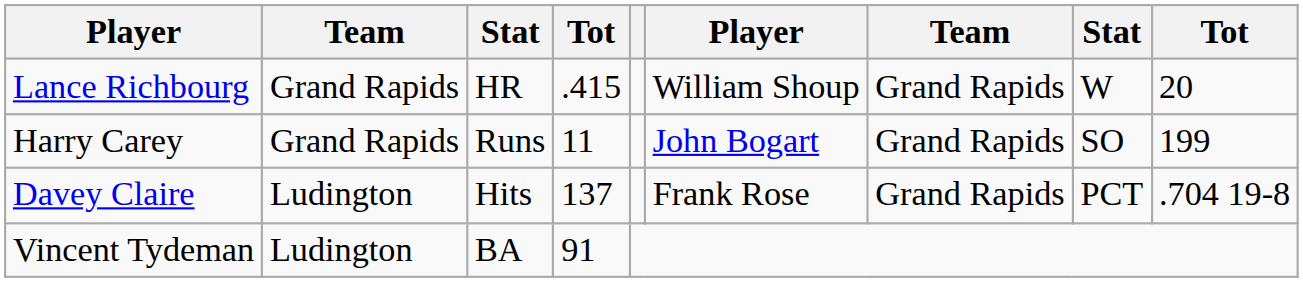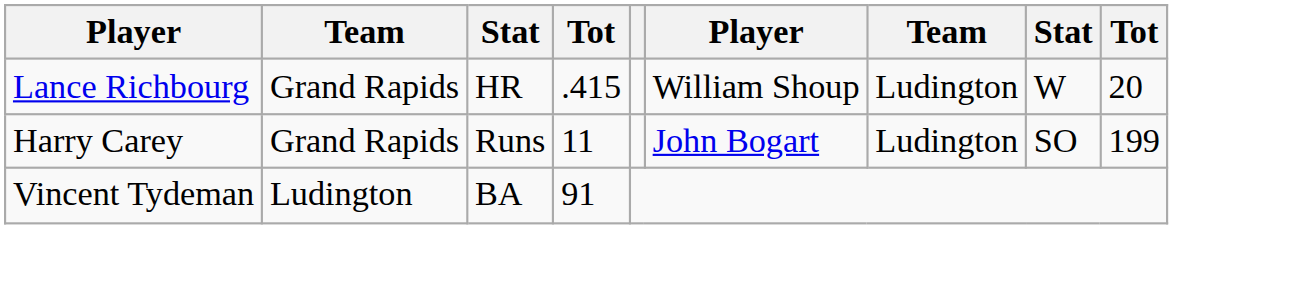(970, 85) Grand Rapids -> (947, 85) Ludington
(970, 140) Grand Rapids -> (947, 140) Ludington
- row: (104, 194)
